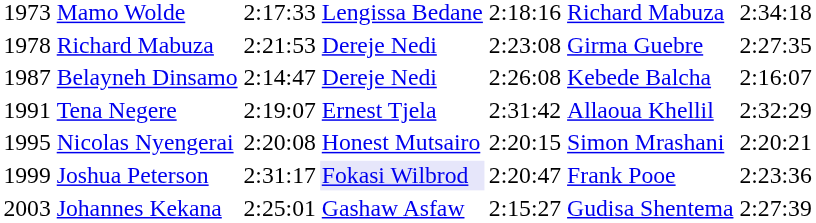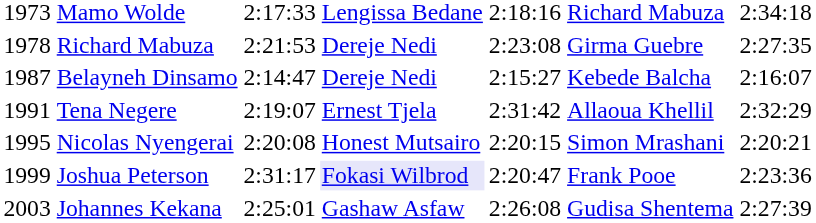(525, 77) 2:26:08 -> (525, 77) 2:15:27
(525, 207) 2:15:27 -> (525, 207) 2:26:08
